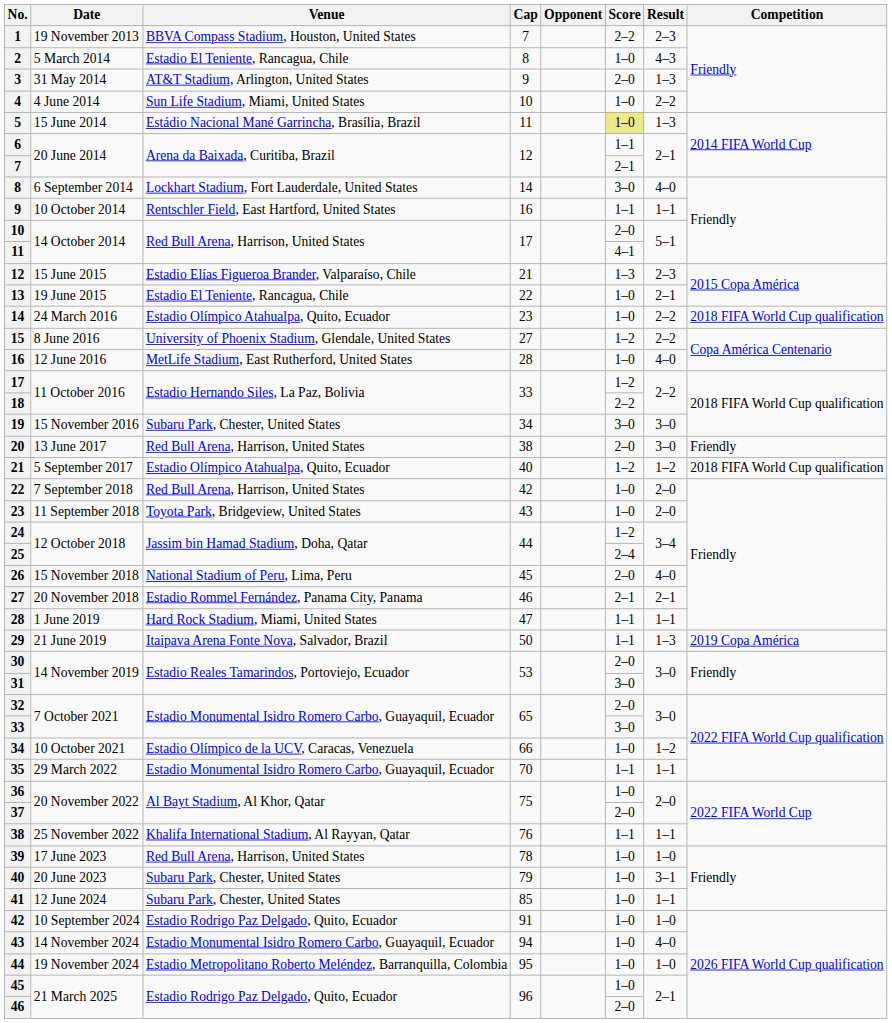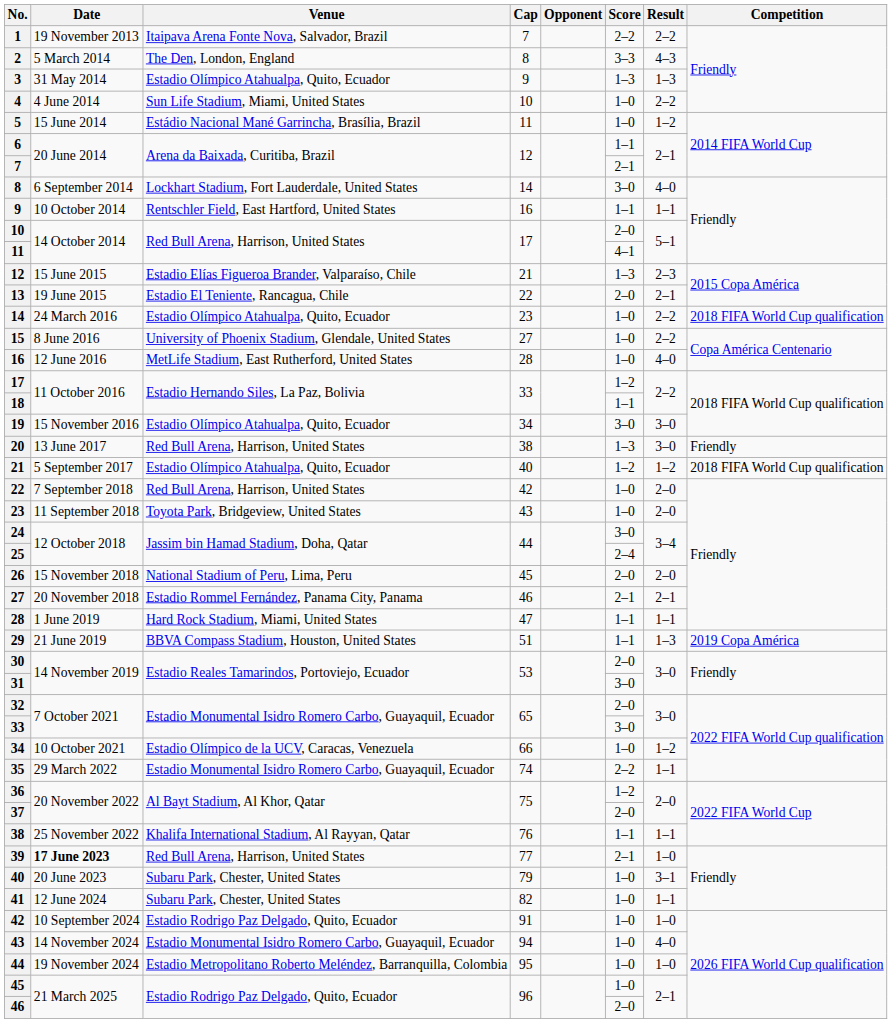(281, 36) BBVA Compass Stadium, Houston, United States -> (267, 36) Itaipava Arena Fonte Nova, Salvador, Brazil
(666, 36) 2–3 -> (666, 36) 2–2
(247, 58) Estadio El Teniente, Rancagua, Chile -> (220, 58) The Den, London, England
(625, 58) 1–0 -> (625, 58) 3–3
(257, 79) AT&T Stadium, Arlington, United States -> (268, 79) Estadio Olímpico Atahualpa, Quito, Ecuador
(625, 79) 2–0 -> (625, 79) 1–3
(625, 123) khaki background -> (625, 123) no background
(666, 123) 1–3 -> (666, 123) 1–2
(625, 295) 1–0 -> (625, 295) 2–0
(625, 338) 1–2 -> (625, 338) 1–0
(625, 403) 2–2 -> (625, 403) 1–1
(243, 425) Subaru Park, Chester, United States -> (268, 425) Estadio Olímpico Atahualpa, Quito, Ecuador
(625, 446) 2–0 -> (625, 446) 1–3
(625, 532) 1–2 -> (625, 532) 3–0
(666, 576) 4–0 -> (666, 576) 2–0
(267, 640) Itaipava Arena Fonte Nova, Salvador, Brazil -> (281, 640) BBVA Compass Stadium, Houston, United States
(526, 640) 50 -> (526, 640) 51
(526, 770) 70 -> (526, 770) 74
(625, 770) 1–1 -> (625, 770) 2–2
(625, 791) 1–0 -> (625, 791) 1–2
(70, 856) normal -> (72, 856) bold
(526, 856) 78 -> (526, 856) 77
(625, 856) 1–0 -> (625, 856) 2–1
(526, 899) 85 -> (526, 899) 82
